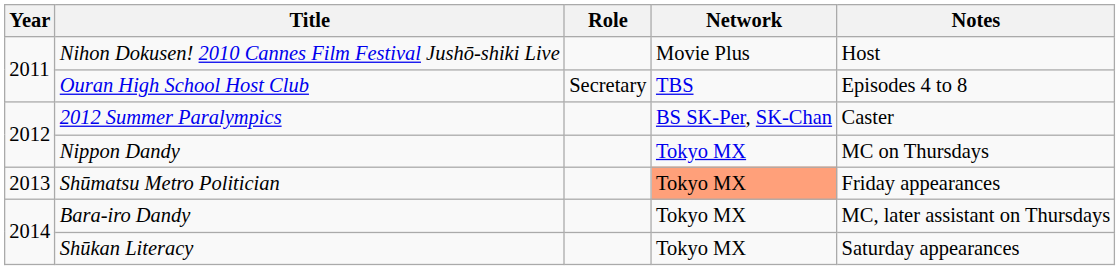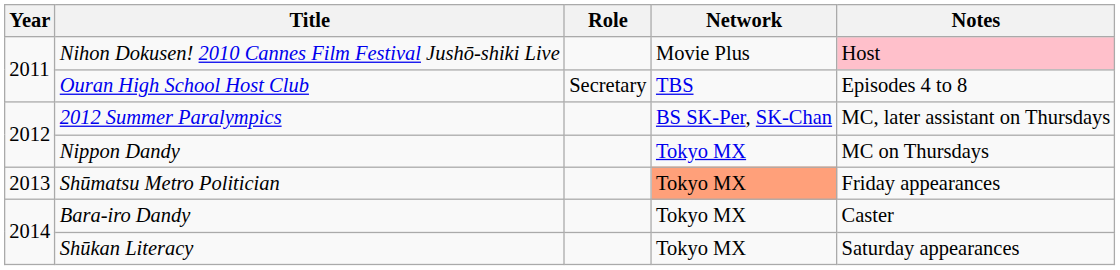(861, 53) no background -> (861, 53) pink background
(868, 118) Caster -> (976, 118) MC, later assistant on Thursdays
(976, 215) MC, later assistant on Thursdays -> (868, 215) Caster
